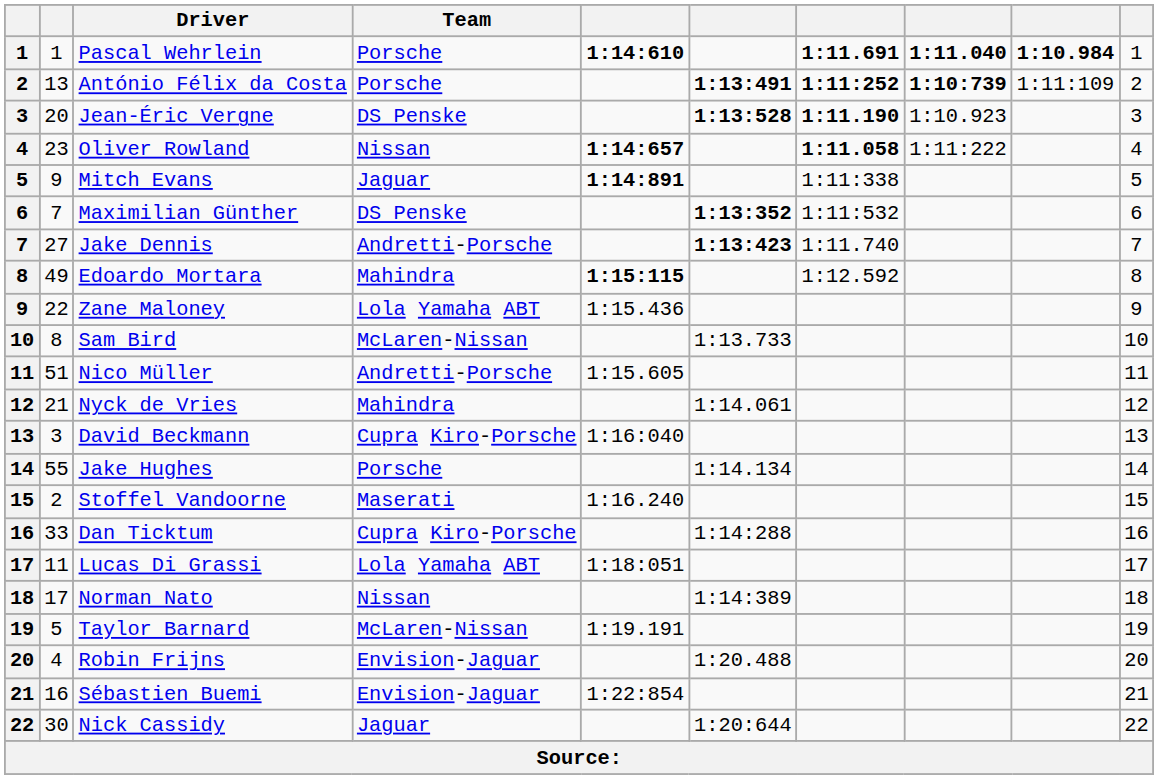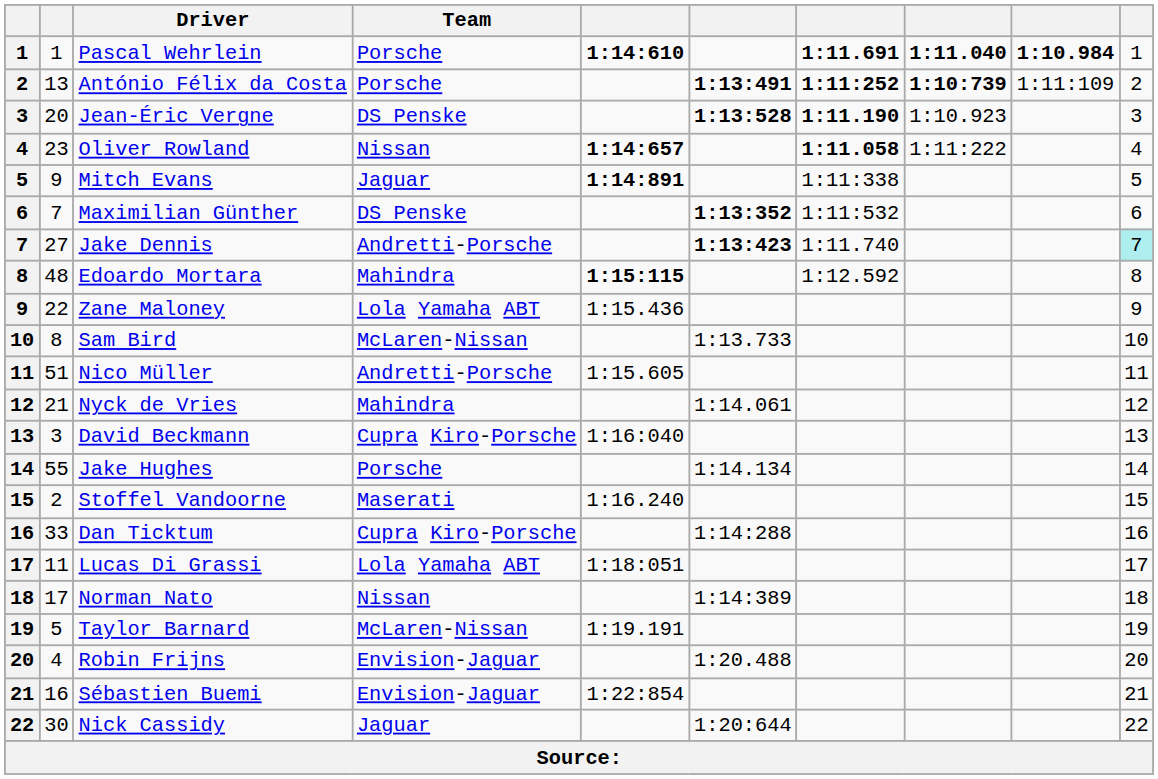(1136, 245) no background -> (1136, 245) paleturquoise background
(56, 277) 49 -> (56, 277) 48
